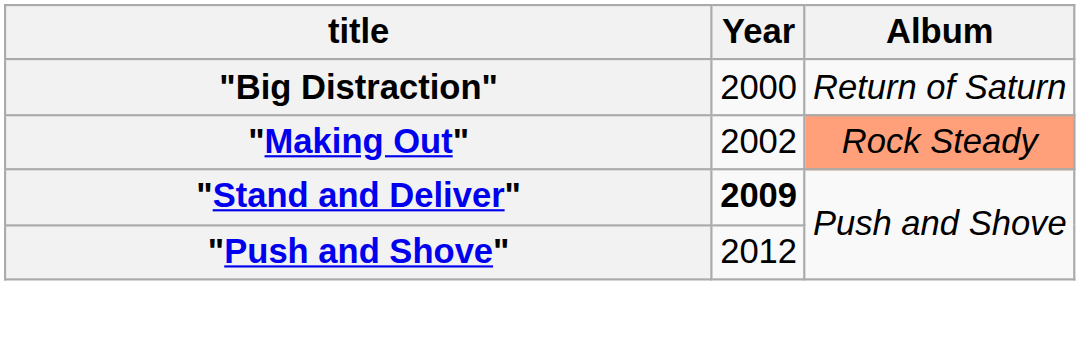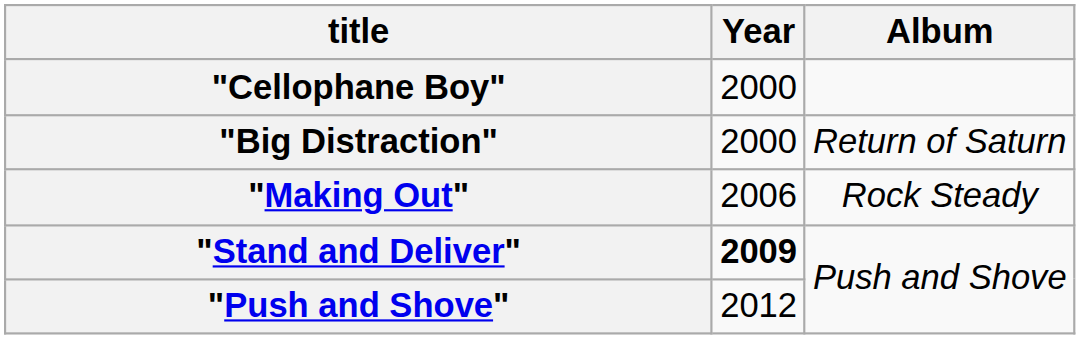+ row: (359, 86)
(759, 141) 2002 -> (759, 196) 2006
(940, 141) lightsalmon background -> (940, 196) no background
